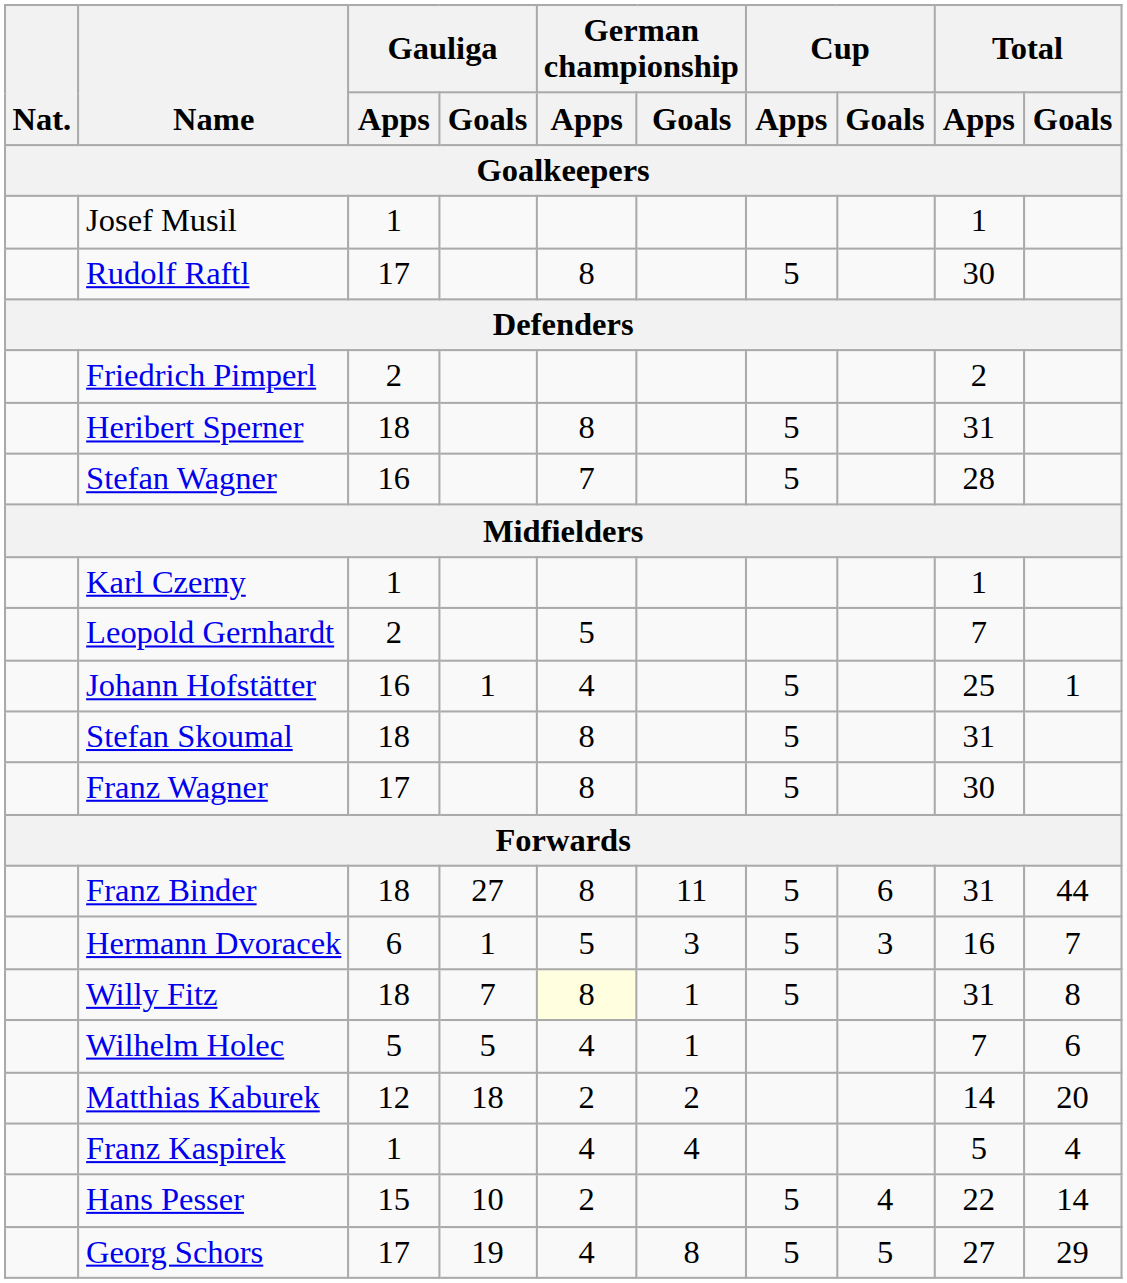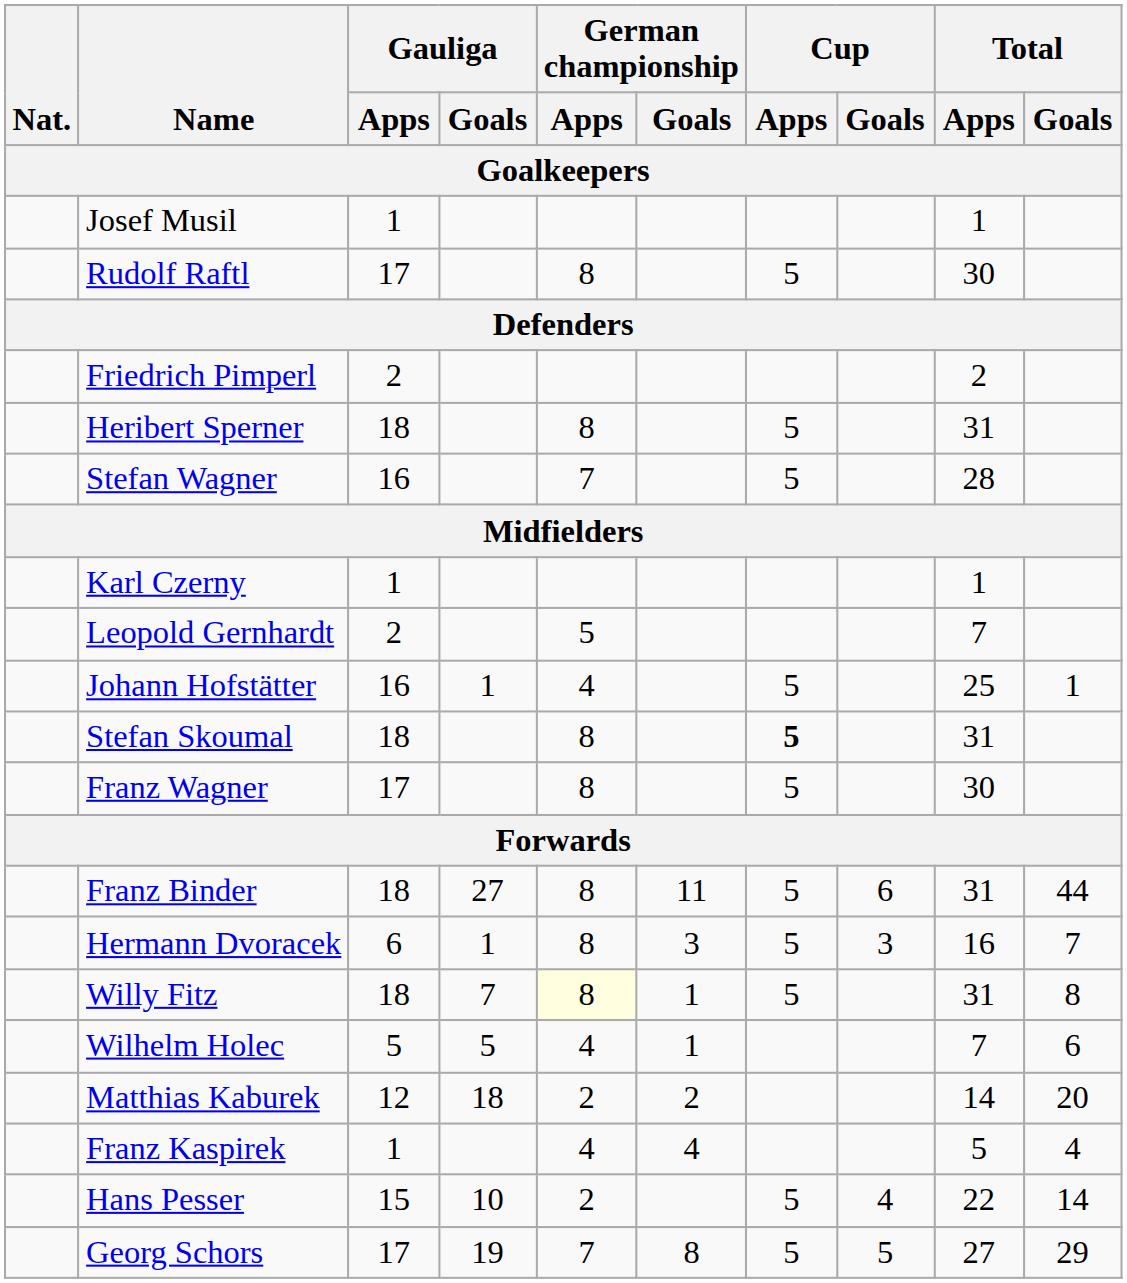(791, 736) normal -> (791, 736) bold
(587, 942) 5 -> (587, 942) 8
(587, 1251) 4 -> (587, 1251) 7
